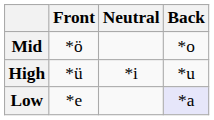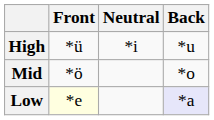rows swapped: (27, 73) <-> (27, 45)
(74, 100) no background -> (74, 100) lightyellow background
